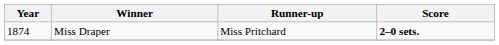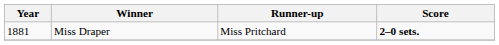(18, 31) 1874 -> (18, 31) 1881
